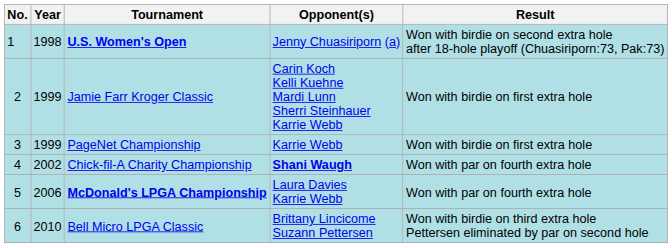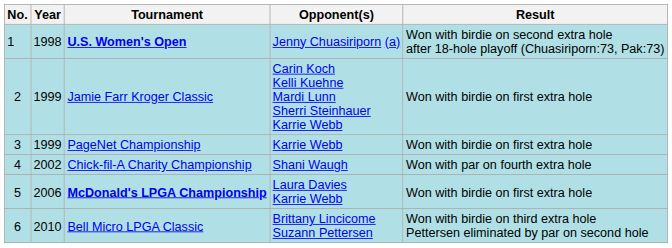(312, 165) bold -> (310, 165) normal
(499, 192) Won with par on fourth extra hole -> (499, 192) Won with birdie on first extra hole
